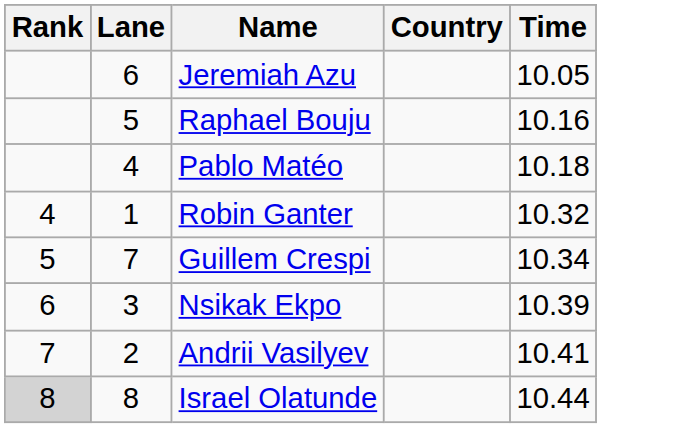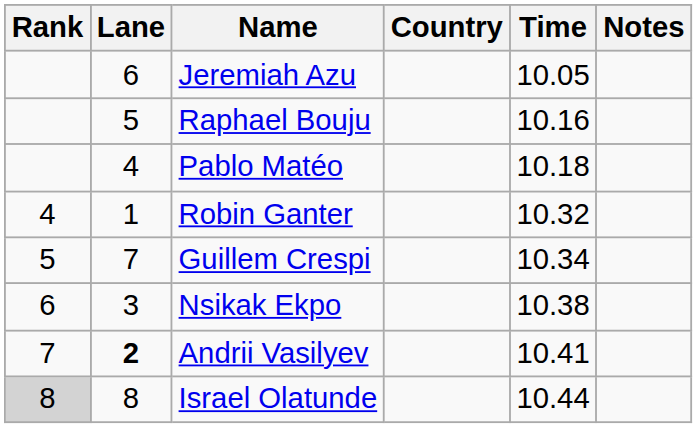+ column: (644, 27)
(553, 306) 10.39 -> (553, 306) 10.38
(131, 352) normal -> (131, 352) bold
